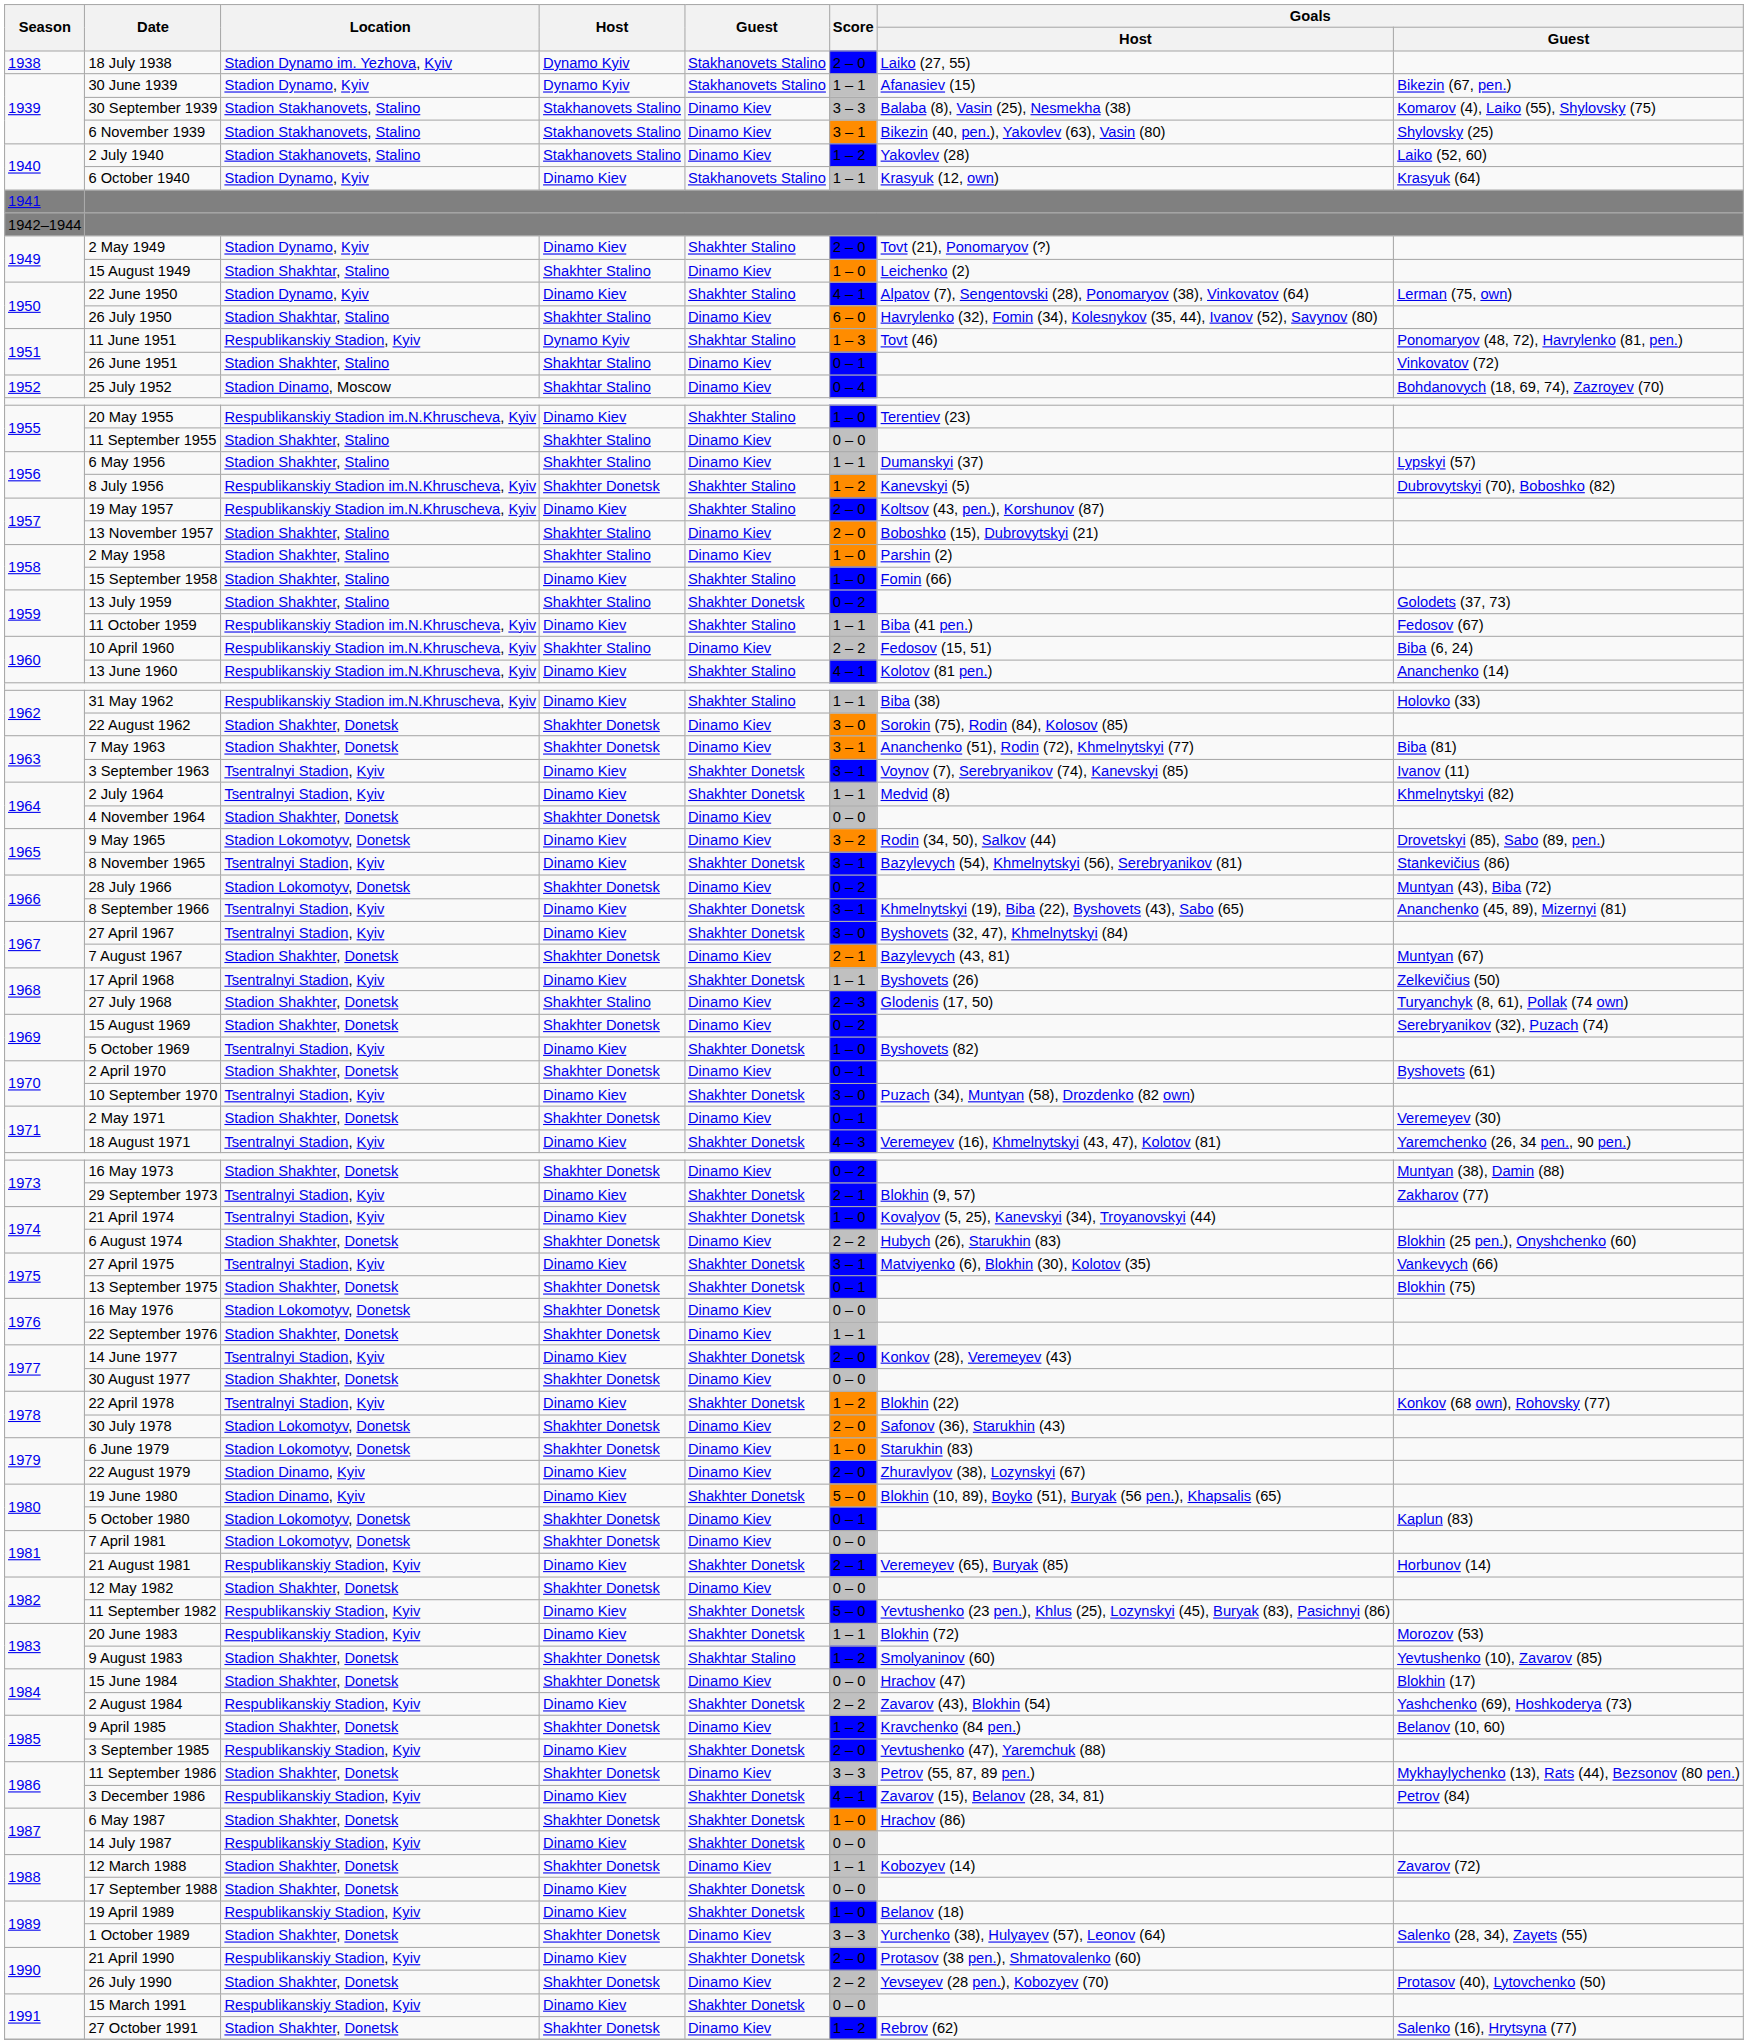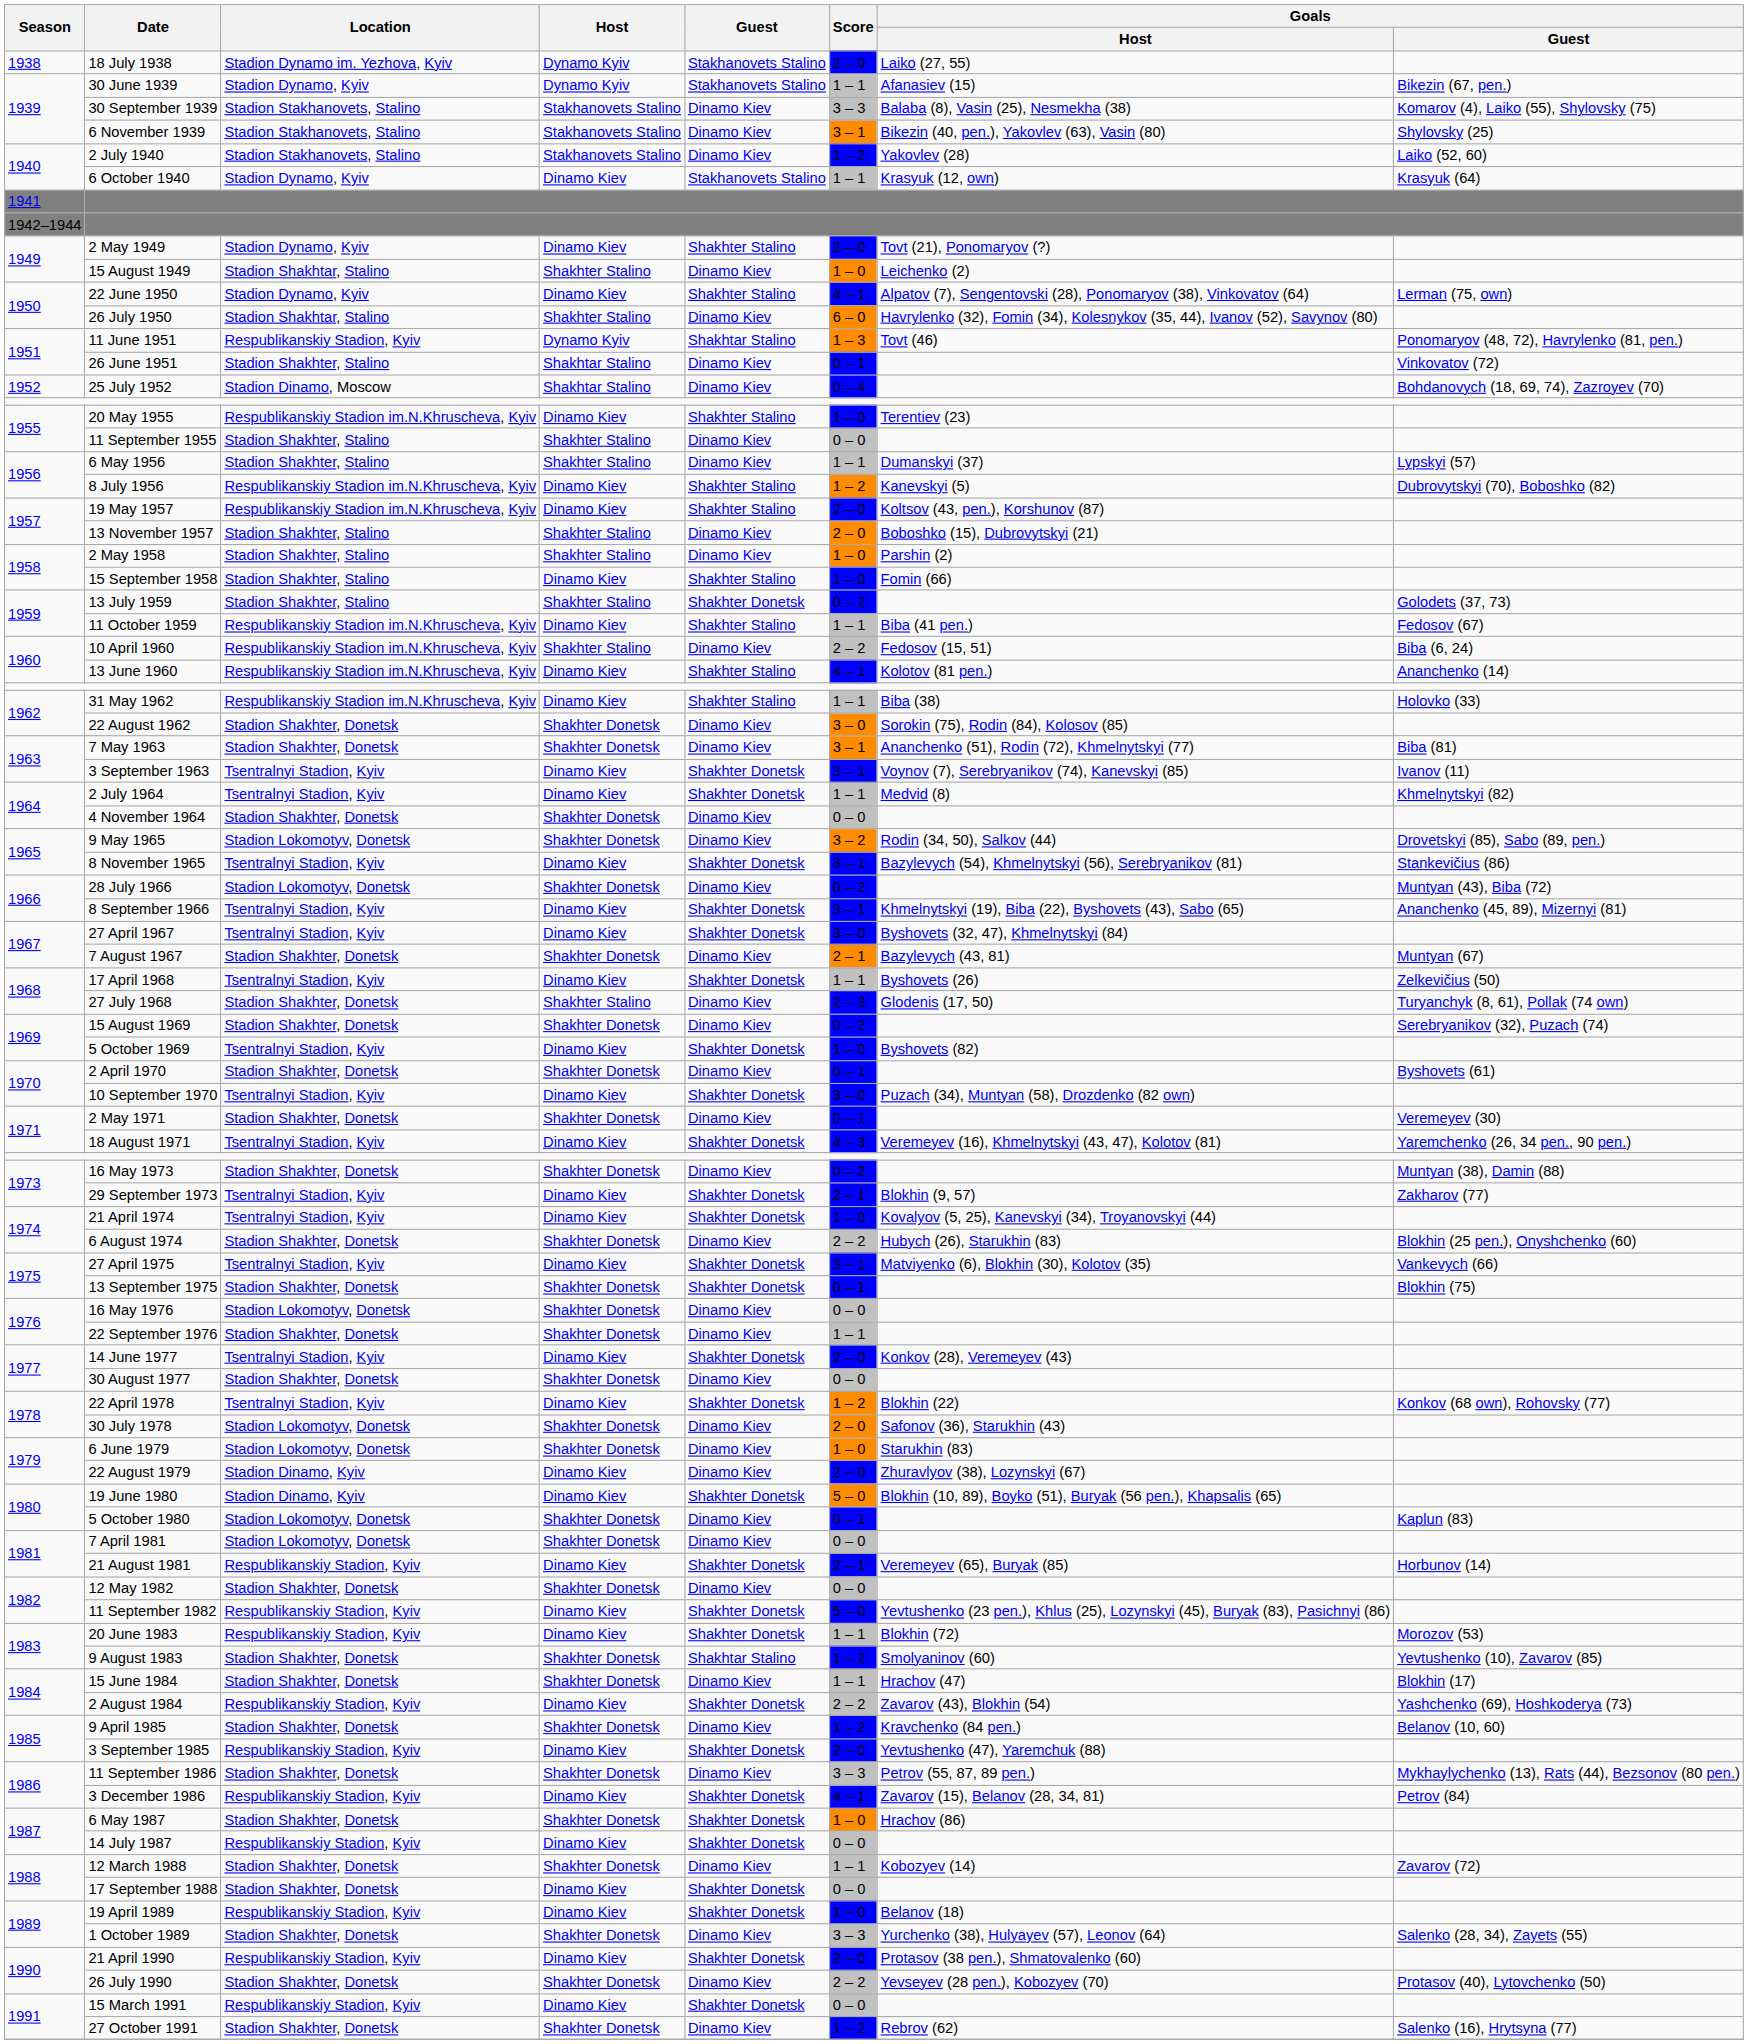(601, 486) Shakhter Donetsk -> (585, 486) Dinamo Kiev
(585, 840) Dinamo Kiev -> (601, 840) Shakhter Donetsk
(849, 1680) 0 – 0 -> (849, 1680) 1 – 1
